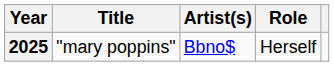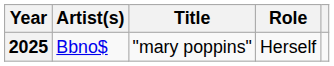columns swapped: (116, 18) <-> (218, 18)
